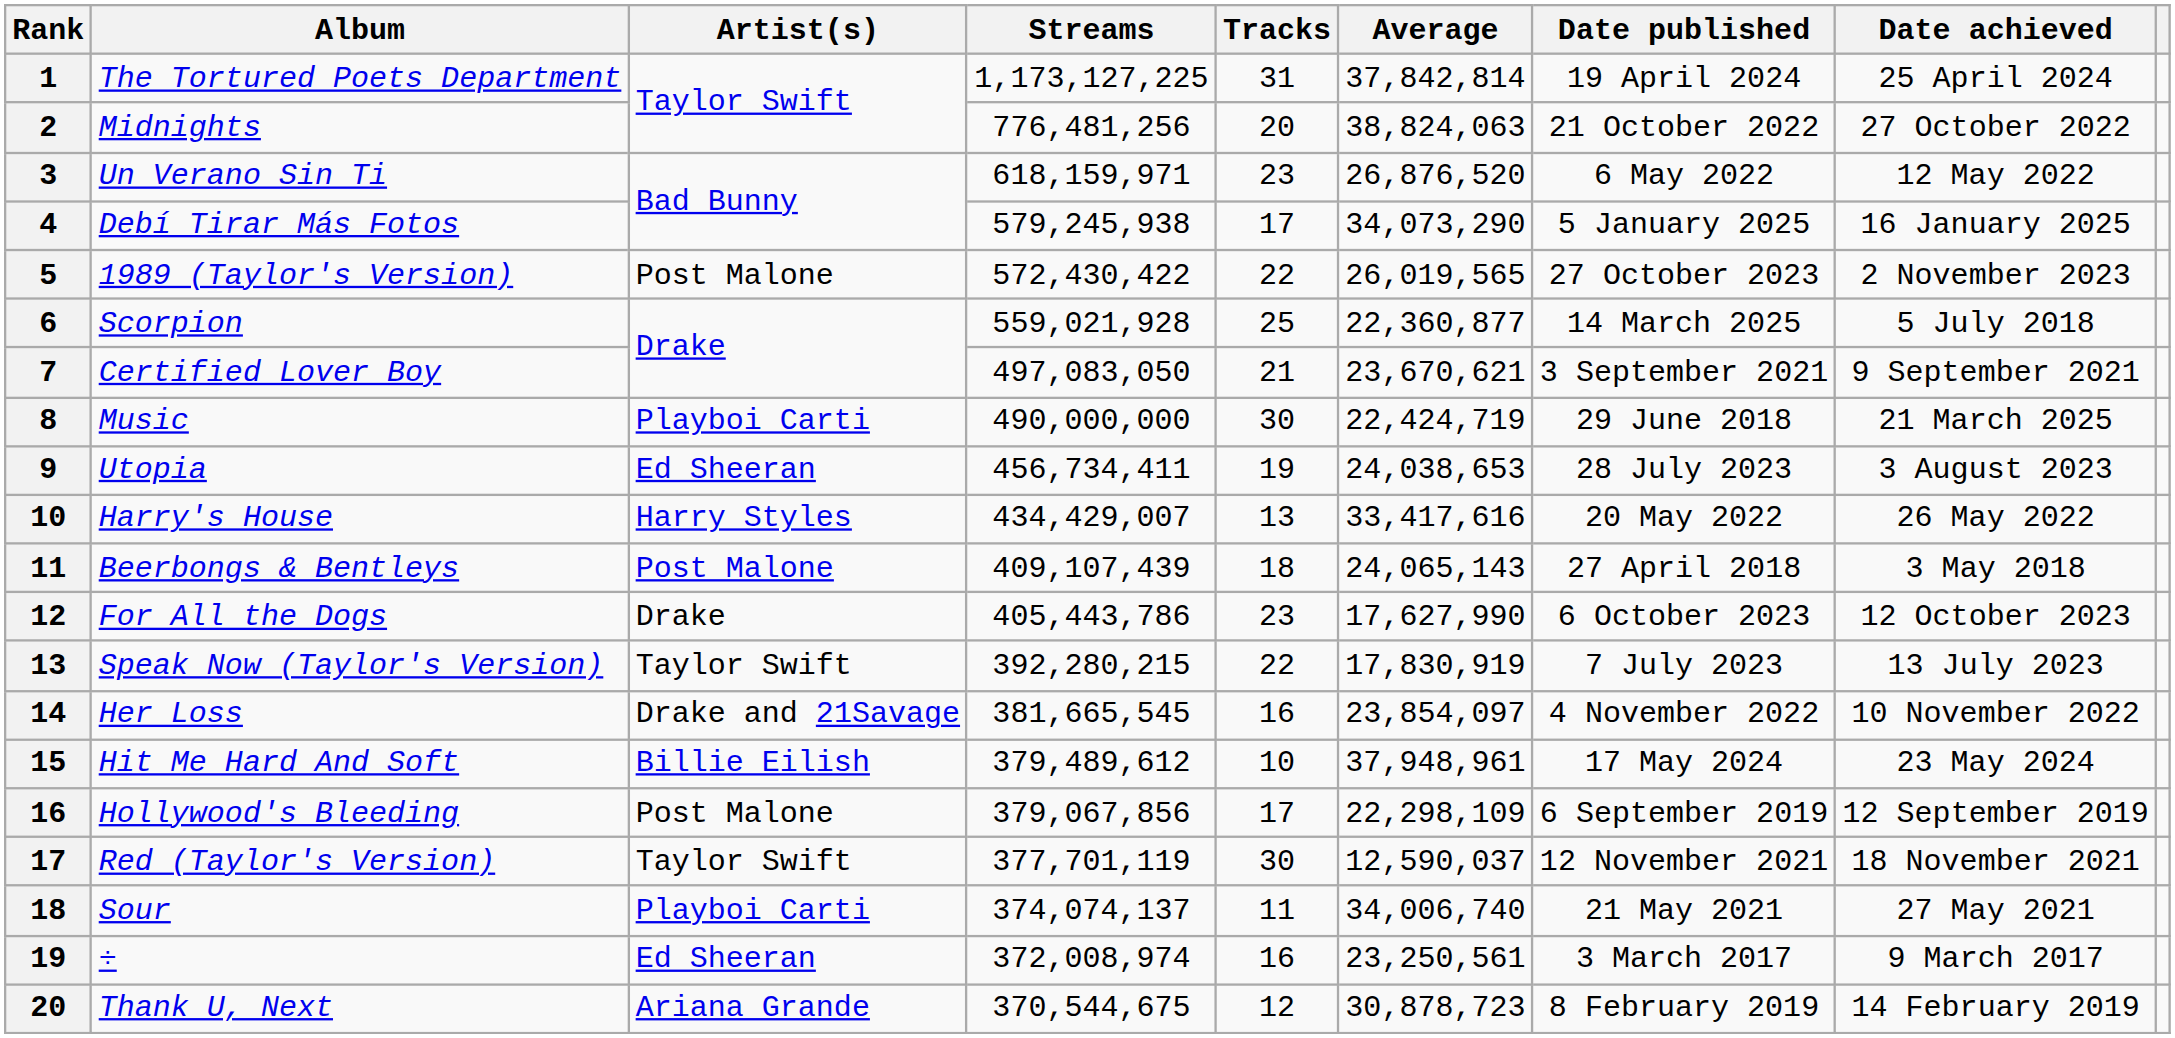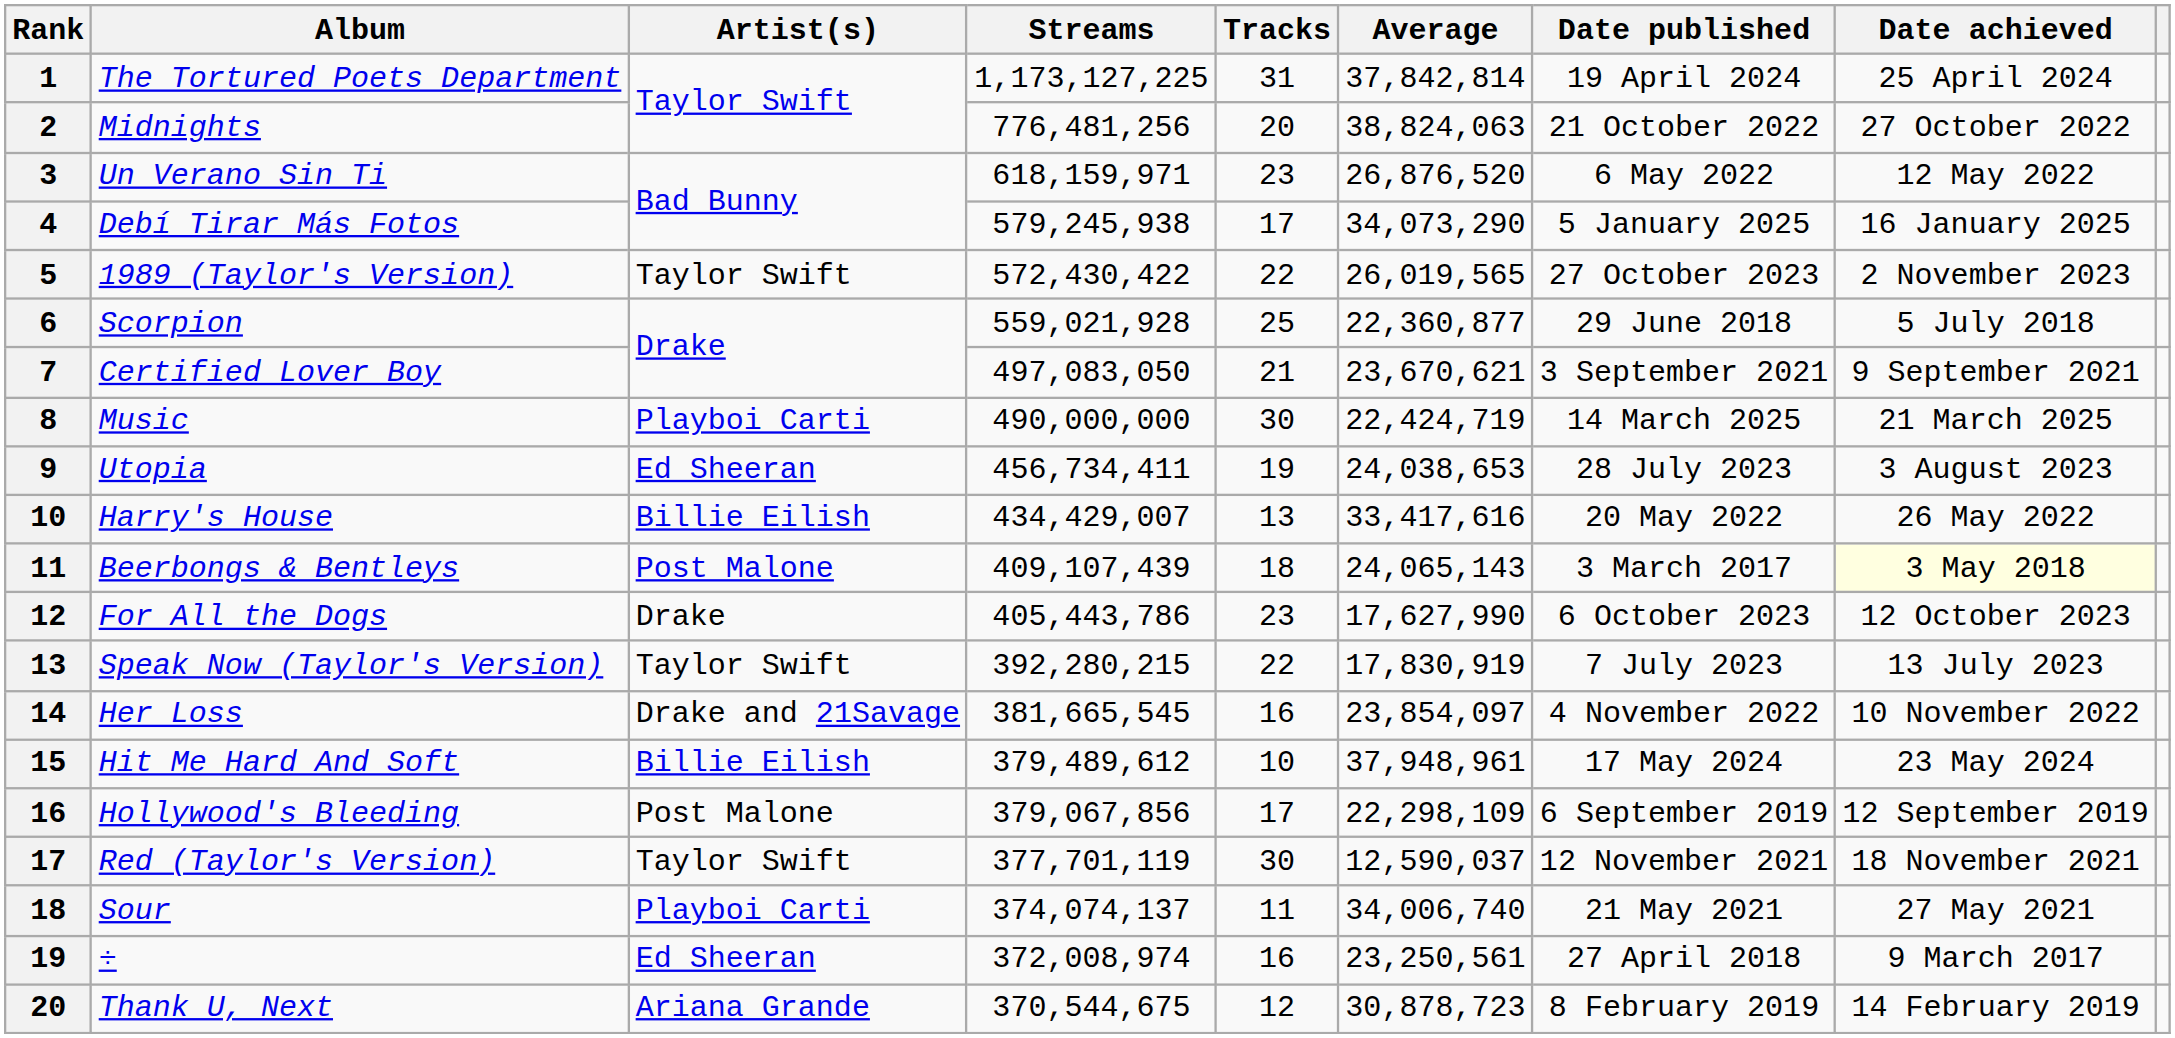(735, 274) Post Malone -> (744, 274) Taylor Swift
(1684, 323) 14 March 2025 -> (1684, 323) 29 June 2018
(1684, 421) 29 June 2018 -> (1684, 421) 14 March 2025
(744, 519) Harry Styles -> (753, 519) Billie Eilish
(1684, 568) 27 April 2018 -> (1684, 568) 3 March 2017
(1996, 568) no background -> (1996, 568) lightyellow background
(1684, 960) 3 March 2017 -> (1684, 960) 27 April 2018
